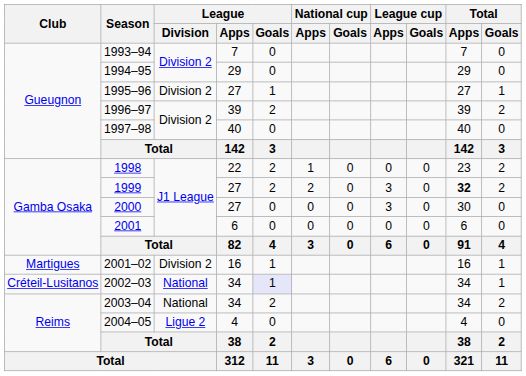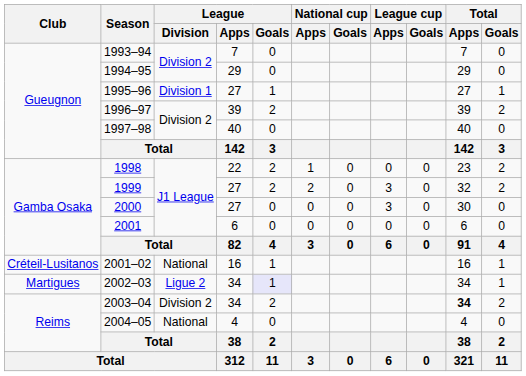(185, 91) Division 2 -> (185, 91) Division 1
(464, 187) bold -> (464, 187) normal
(53, 264) Martigues -> (53, 264) Créteil-Lusitanos
(185, 264) Division 2 -> (185, 264) National
(53, 284) Créteil-Lusitanos -> (53, 284) Martigues
(185, 284) National -> (185, 284) Ligue 2
(185, 303) National -> (185, 303) Division 2
(464, 303) normal -> (464, 303) bold
(185, 322) Ligue 2 -> (185, 322) National
